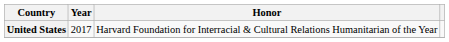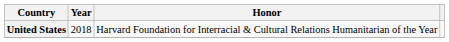(81, 29) 2017 -> (81, 29) 2018
